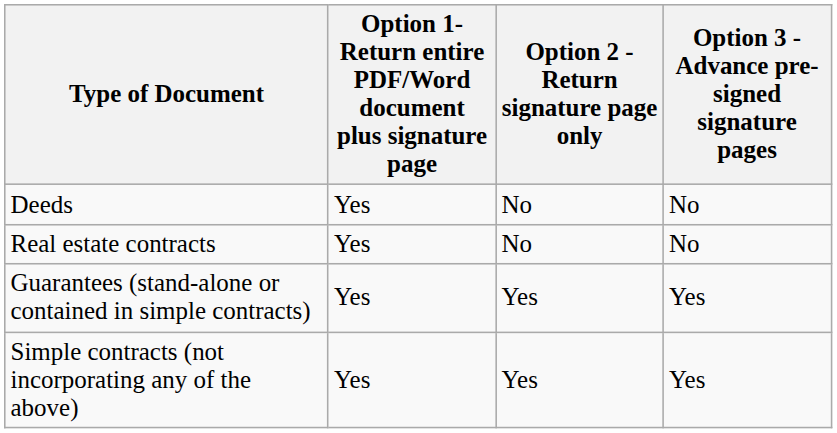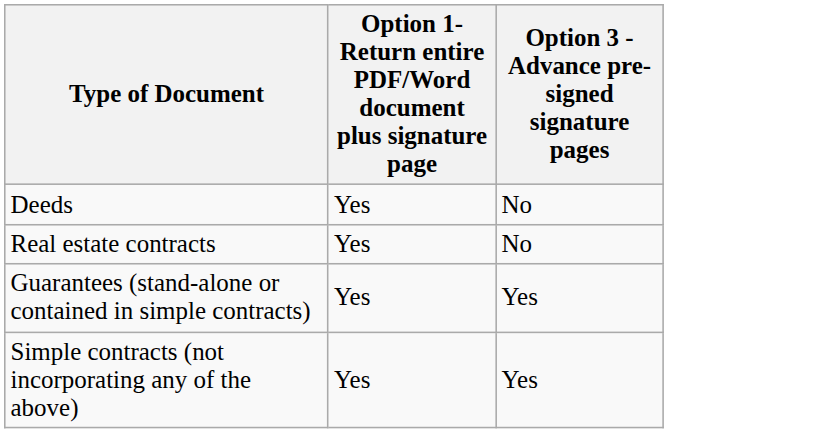- column: (580, 94)
